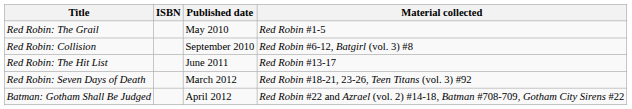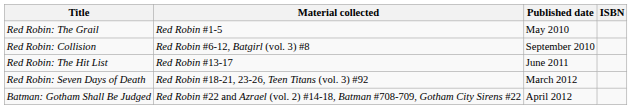columns swapped: (442, 12) <-> (168, 12)
